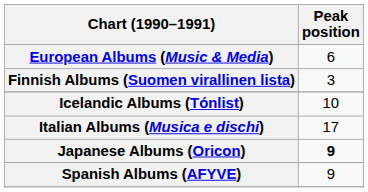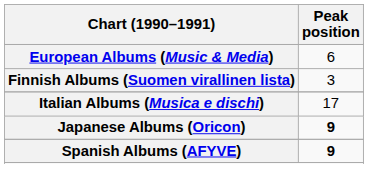- row: (151, 103)
(331, 174) normal -> (331, 151) bold
